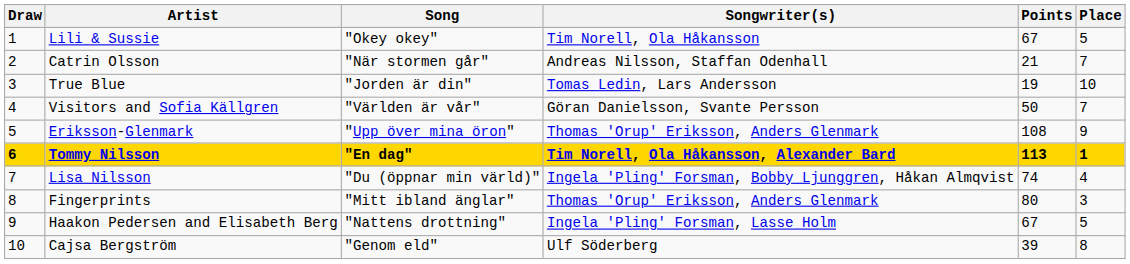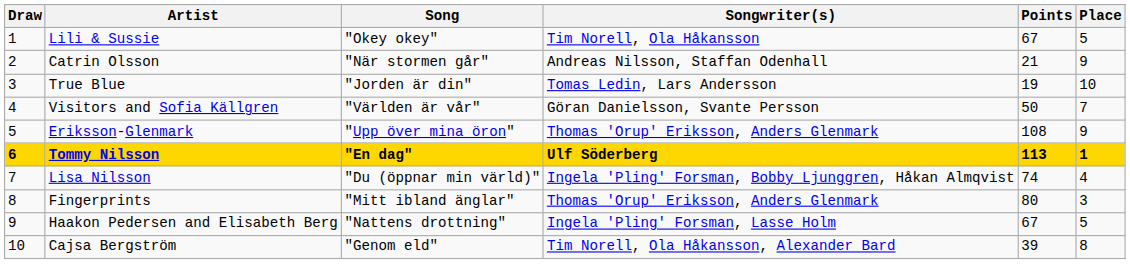(1083, 62) 7 -> (1083, 62) 9
(721, 155) Tim Norell, Ola Håkansson, Alexander Bard -> (602, 155) Ulf Söderberg
(602, 247) Ulf Söderberg -> (721, 247) Tim Norell, Ola Håkansson, Alexander Bard
